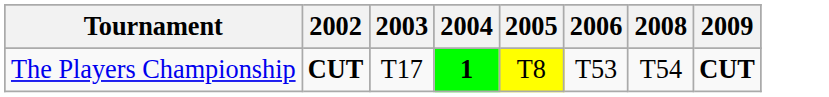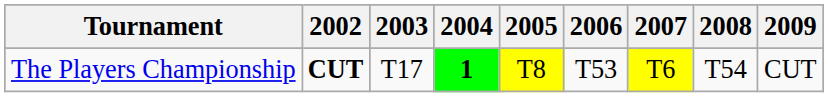+ column: (661, 26)
(727, 69) bold -> (790, 69) normal
